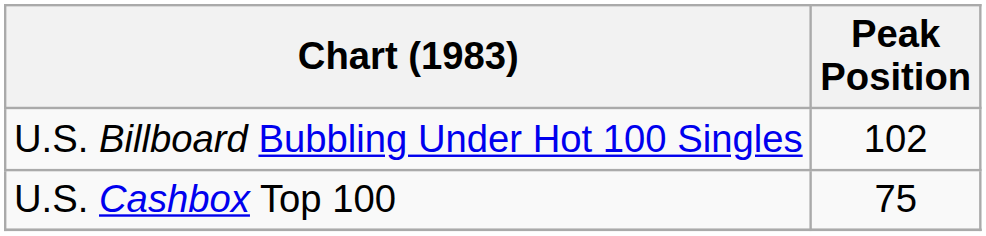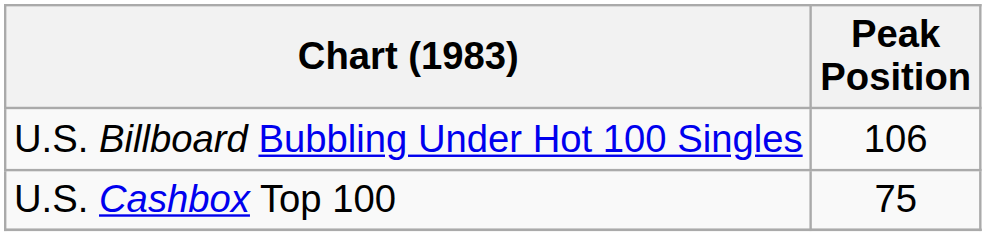(896, 138) 102 -> (896, 138) 106
